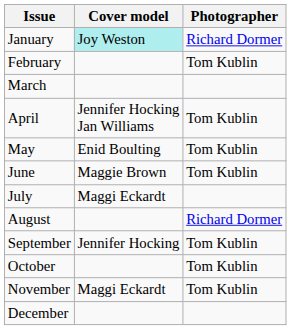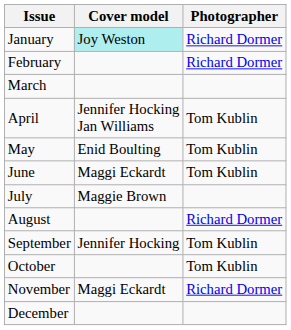(222, 62) Tom Kublin -> (234, 62) Richard Dormer
(122, 172) Maggie Brown -> (122, 172) Maggi Eckardt
(122, 196) Maggi Eckardt -> (122, 196) Maggie Brown
(222, 289) Tom Kublin -> (234, 289) Richard Dormer
